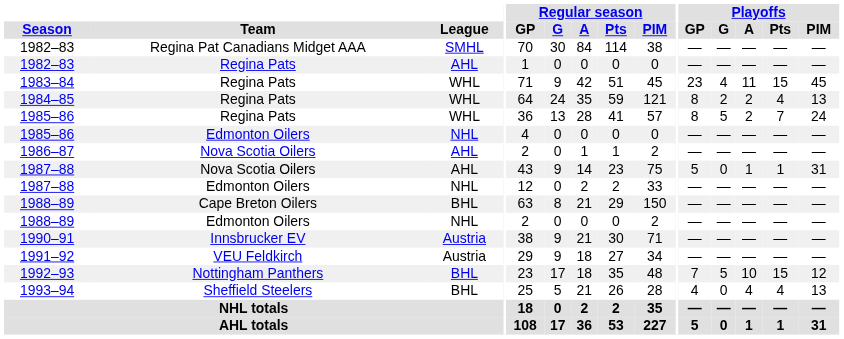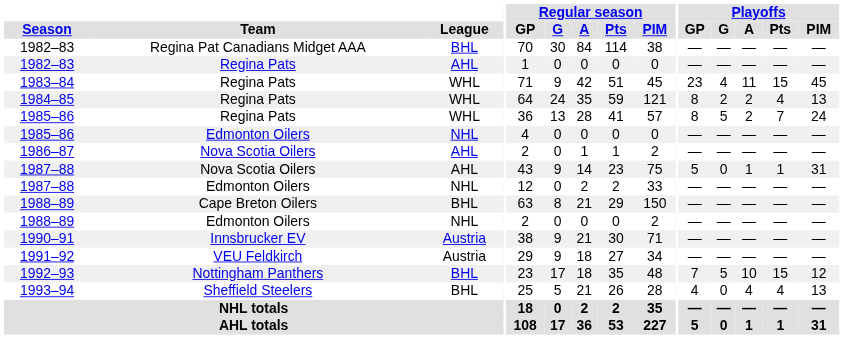(464, 47) SMHL -> (464, 47) BHL
